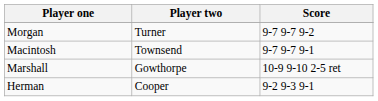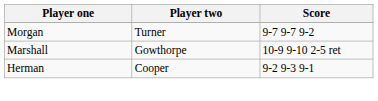- row: (31, 50)
